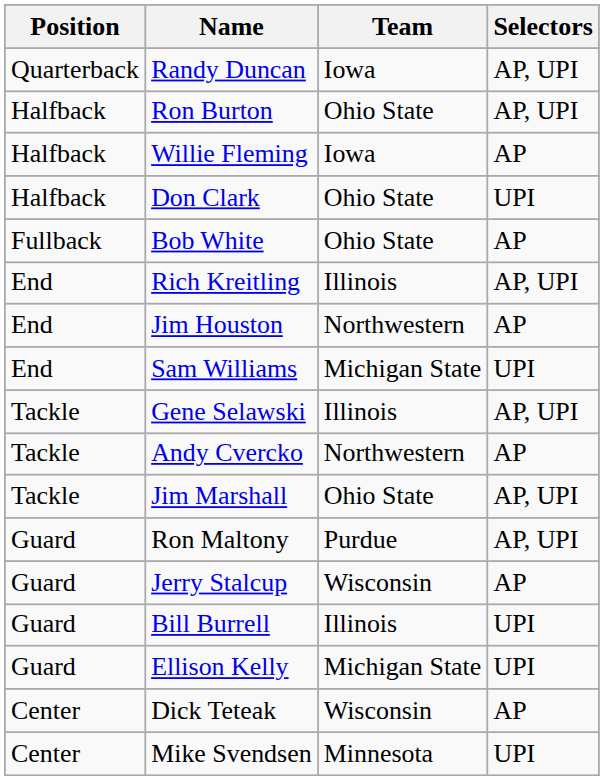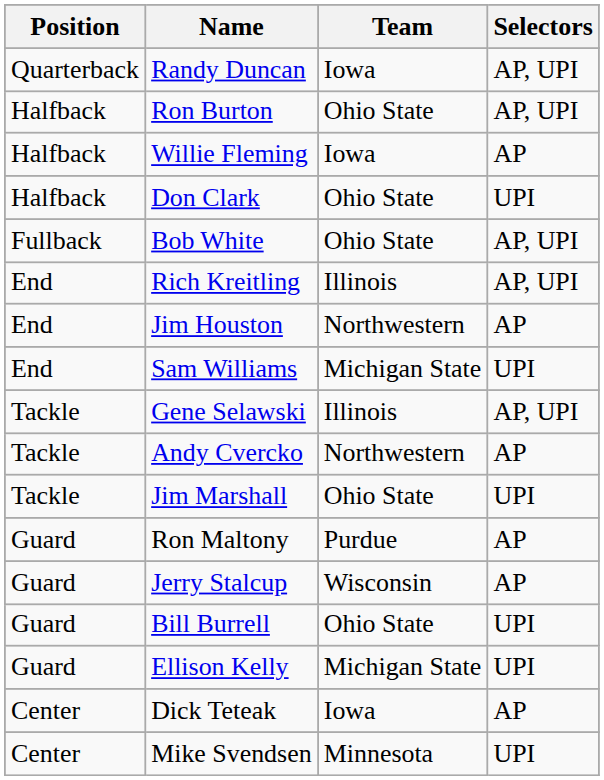(510, 240) AP -> (536, 240) AP, UPI
(536, 496) AP, UPI -> (514, 496) UPI
(536, 539) AP, UPI -> (510, 539) AP
(360, 624) Illinois -> (379, 624) Ohio State
(378, 710) Wisconsin -> (350, 710) Iowa
